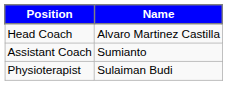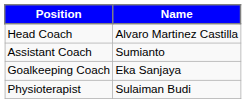+ row: (59, 70)
